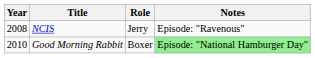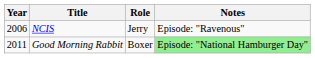(17, 28) 2008 -> (17, 28) 2006
(17, 45) 2010 -> (17, 45) 2011
